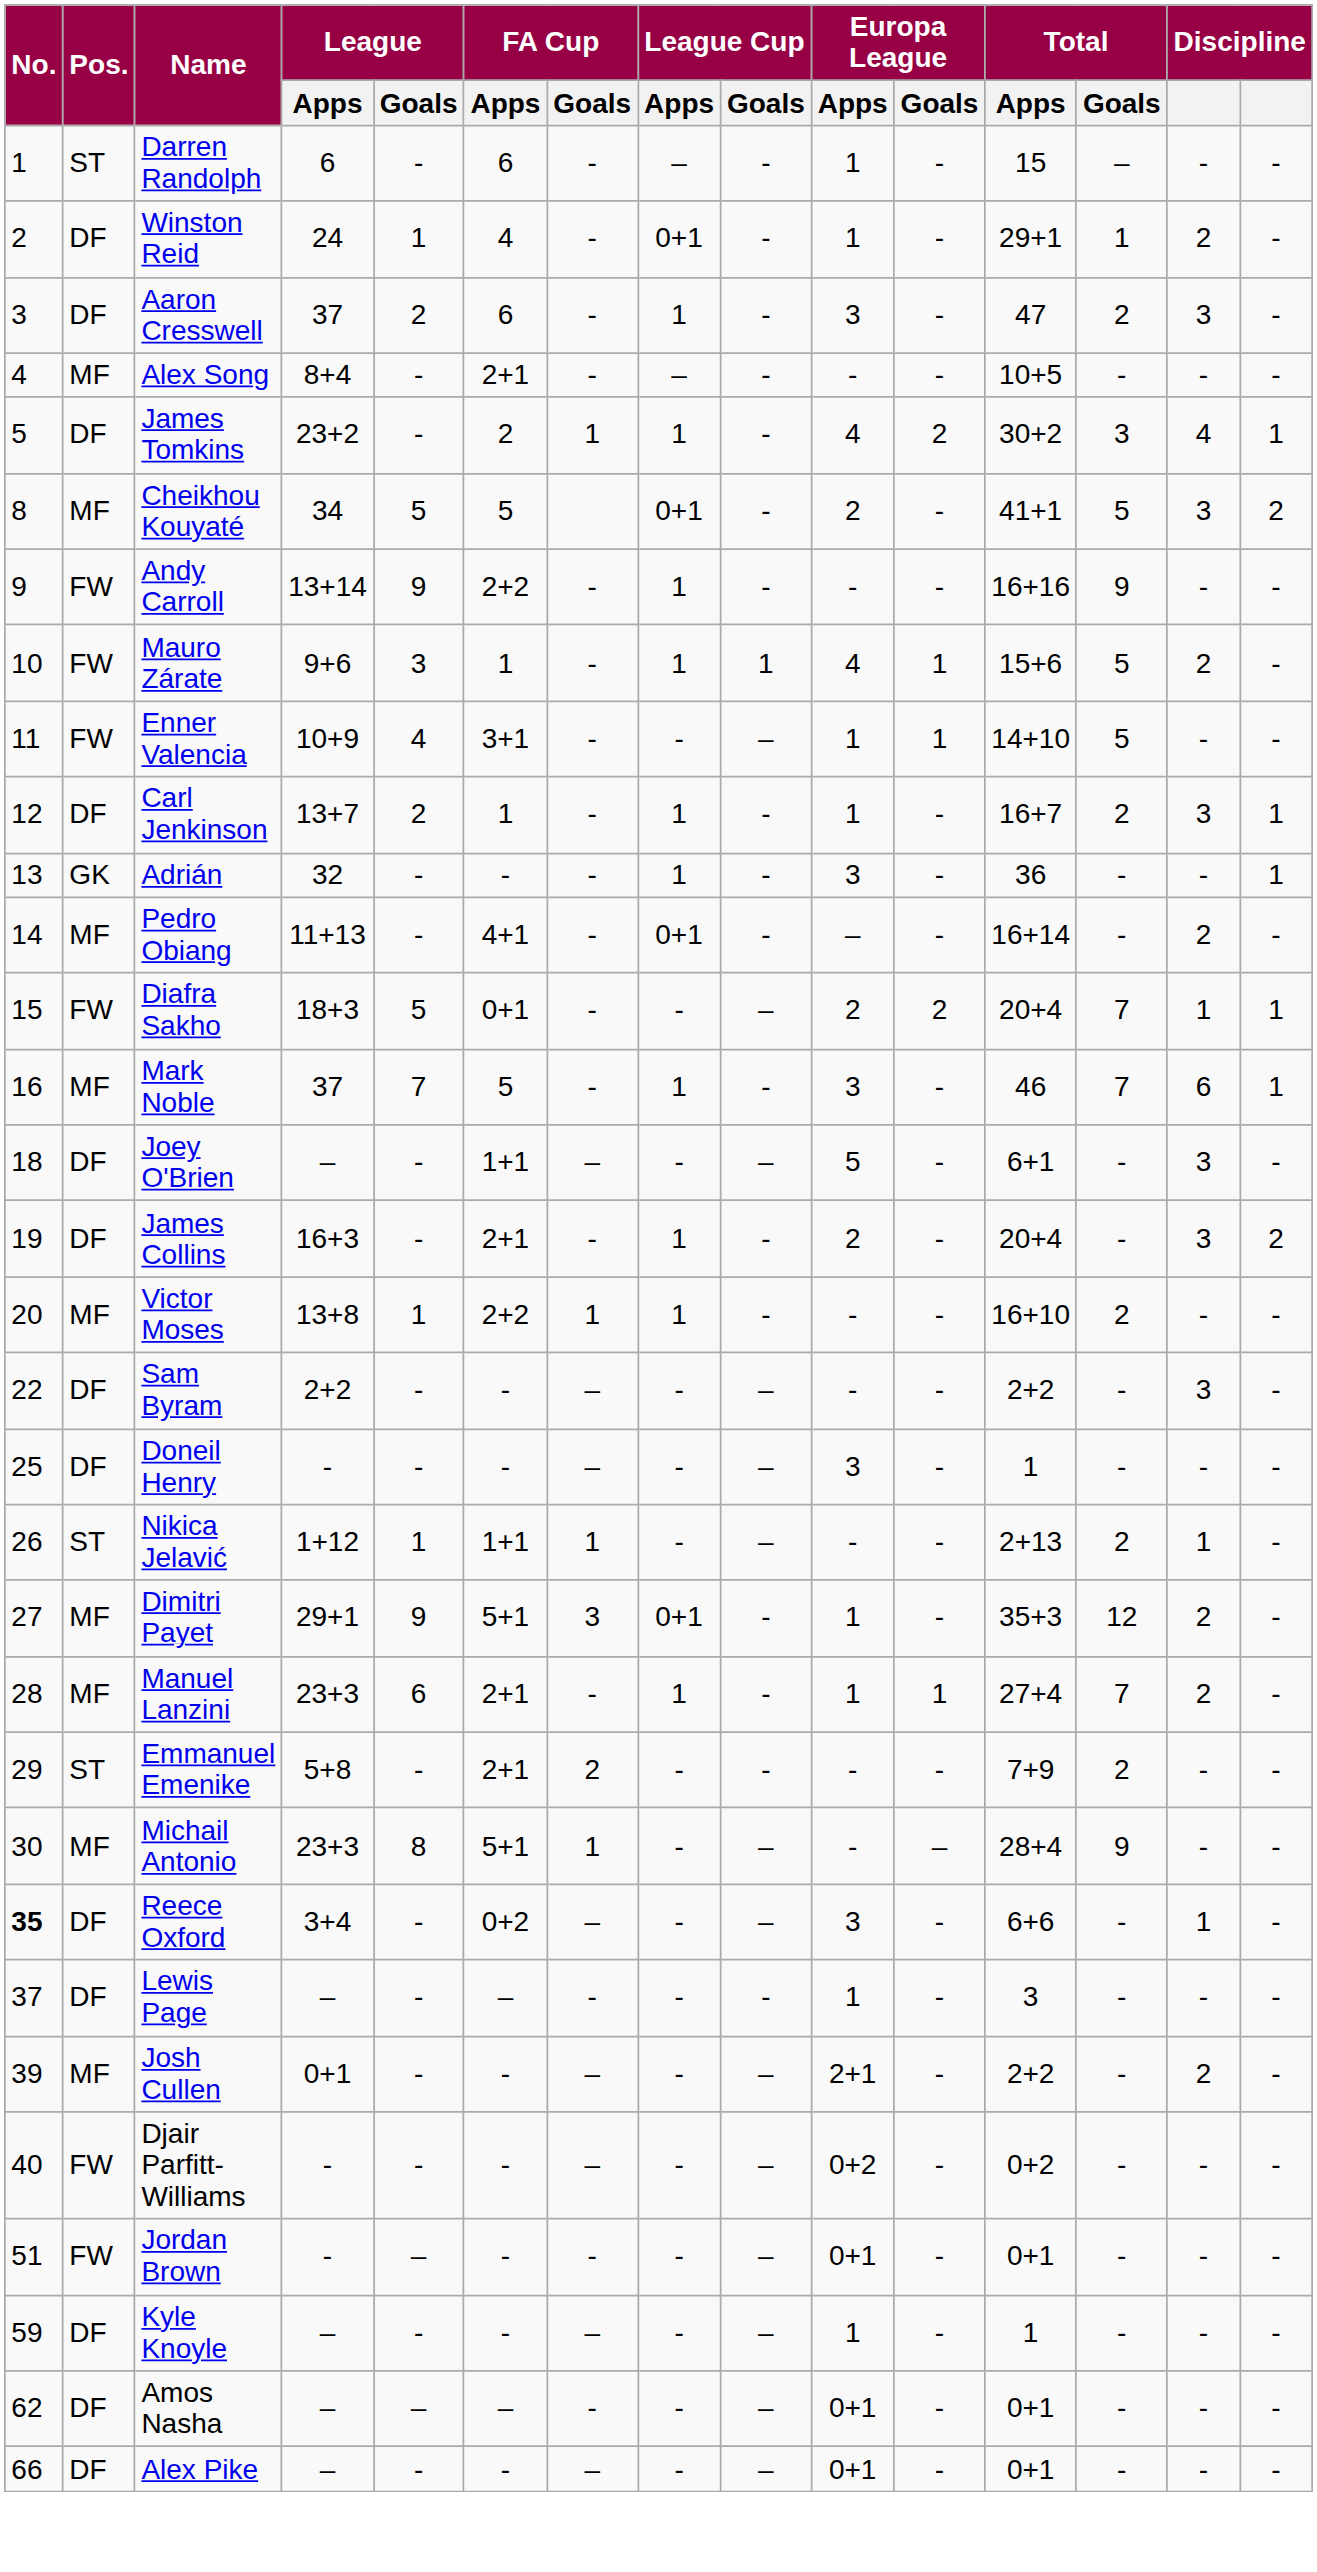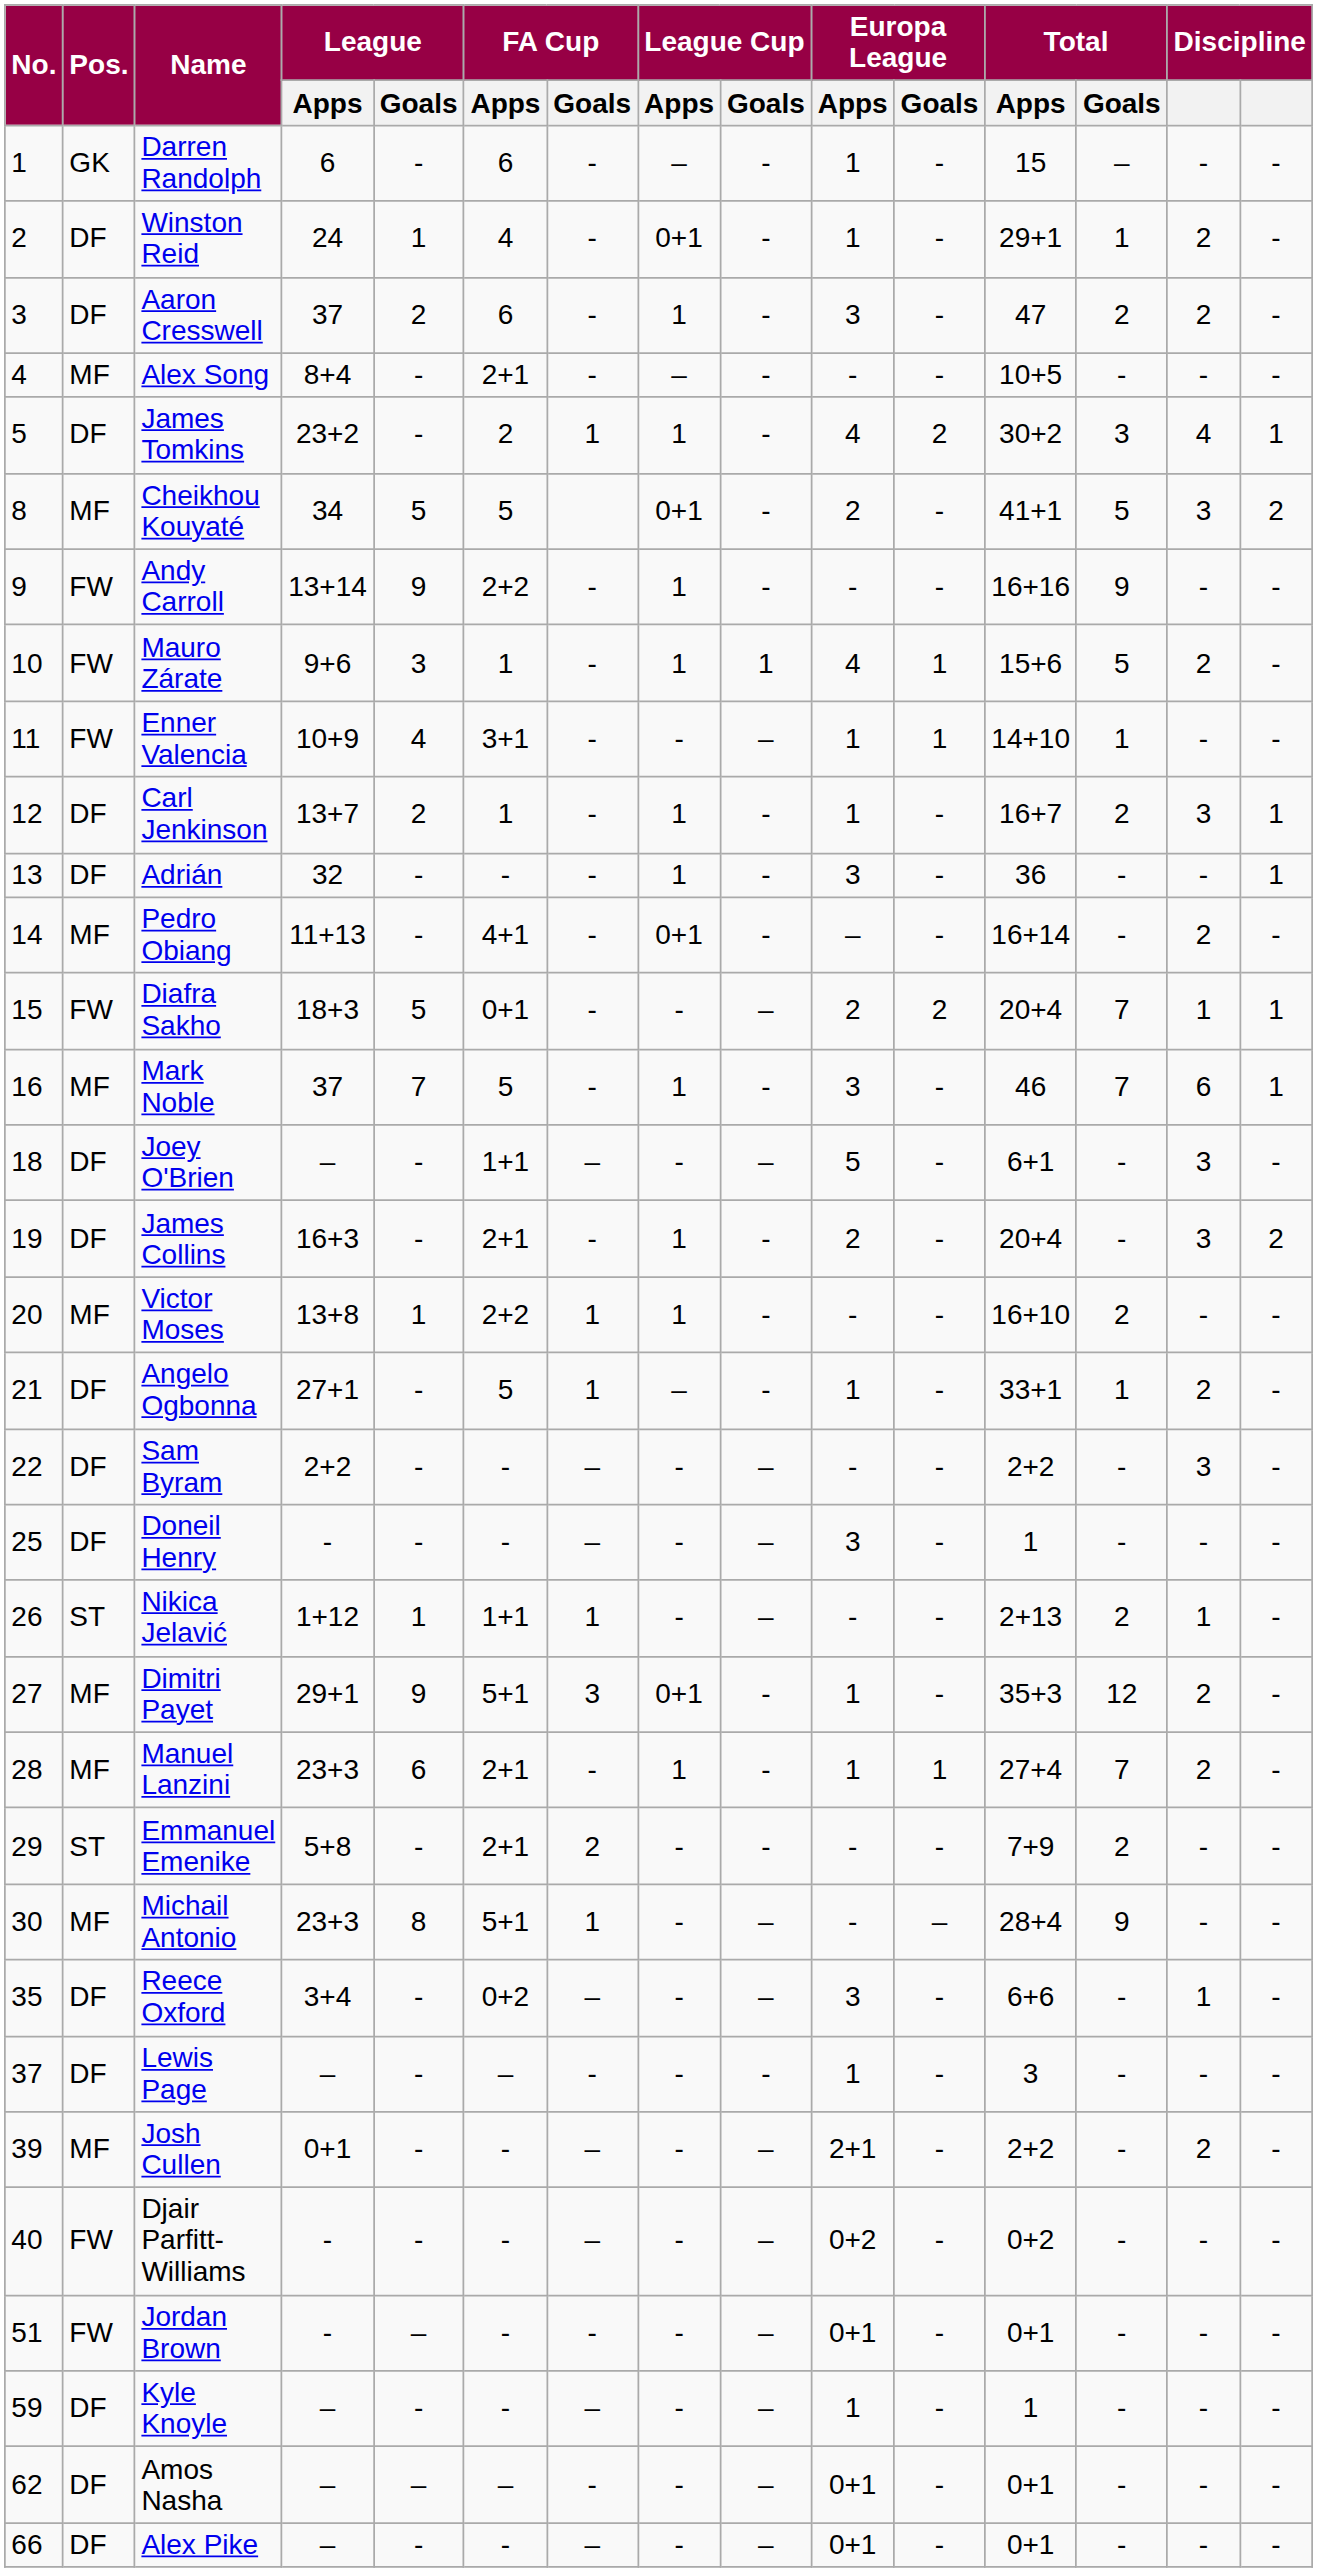(87, 162) ST -> (90, 162) GK
(1203, 314) 3 -> (1203, 314) 2
(1122, 738) 5 -> (1122, 738) 1
(90, 874) GK -> (88, 874) DF
+ row: (199, 1390)
(27, 1921) bold -> (27, 1997) normal
